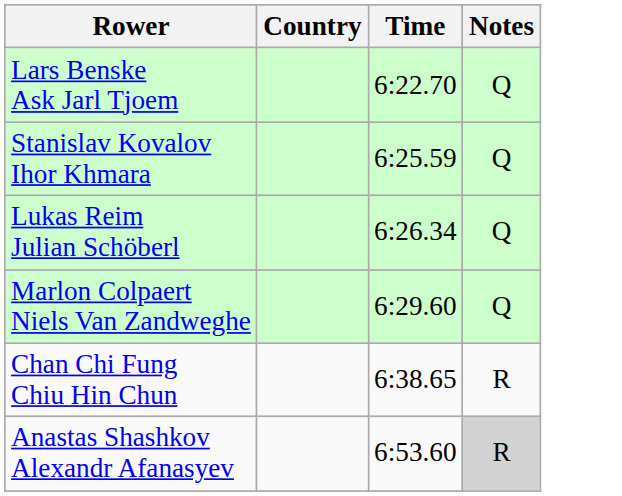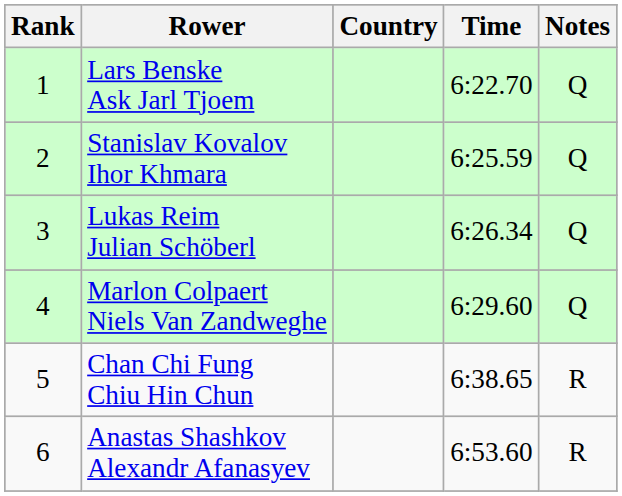+ column: (43, 26)
(502, 453) lightgrey background -> (578, 453) no background
